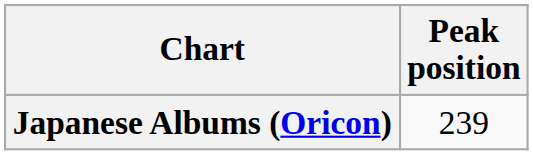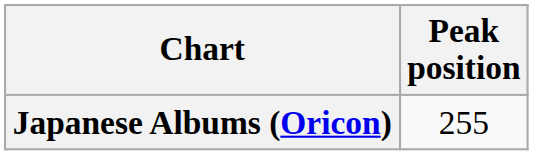(464, 121) 239 -> (464, 121) 255
